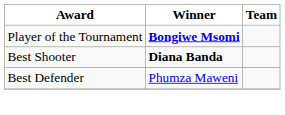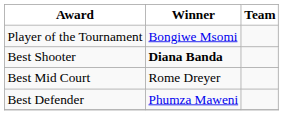(194, 36) bold -> (193, 36) normal
+ row: (49, 78)
